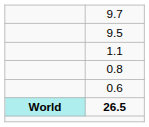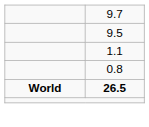- row: (115, 88)
(45, 107) paleturquoise background -> (45, 88) no background
